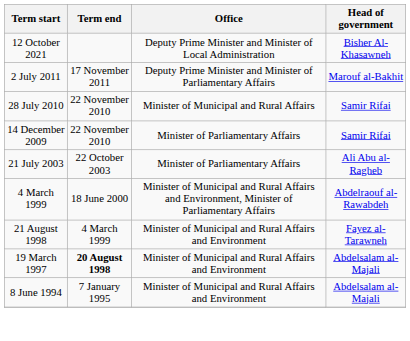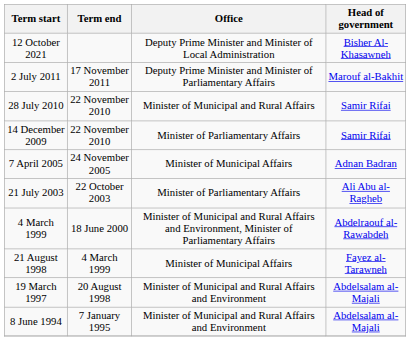+ row: (36, 164)
(229, 234) Minister of Municipal and Rural Affairs and Environment -> (229, 263) Minister of Municipal Affairs
(100, 263) bold -> (100, 292) normal
